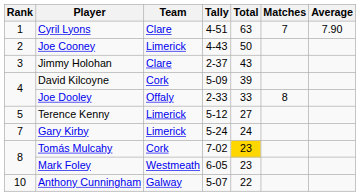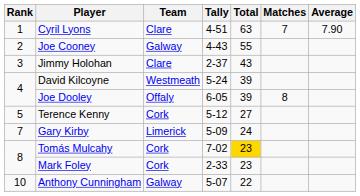(166, 47) Limerick -> (164, 47) Galway
(246, 47) 50 -> (246, 47) 55
(157, 81) Cork -> (173, 81) Westmeath
(217, 81) 5-09 -> (217, 81) 5-24
(217, 98) 2-33 -> (217, 98) 6-05
(246, 98) 33 -> (246, 98) 39
(166, 115) Limerick -> (157, 115) Cork
(217, 132) 5-24 -> (217, 132) 5-09
(173, 166) Westmeath -> (157, 166) Cork
(217, 166) 6-05 -> (217, 166) 2-33
